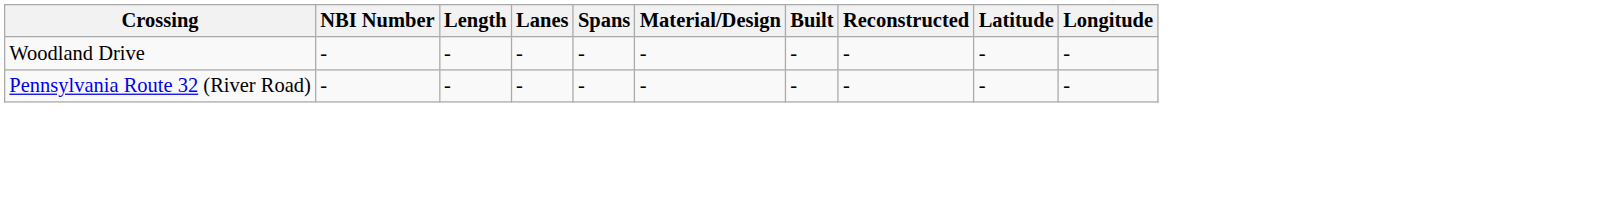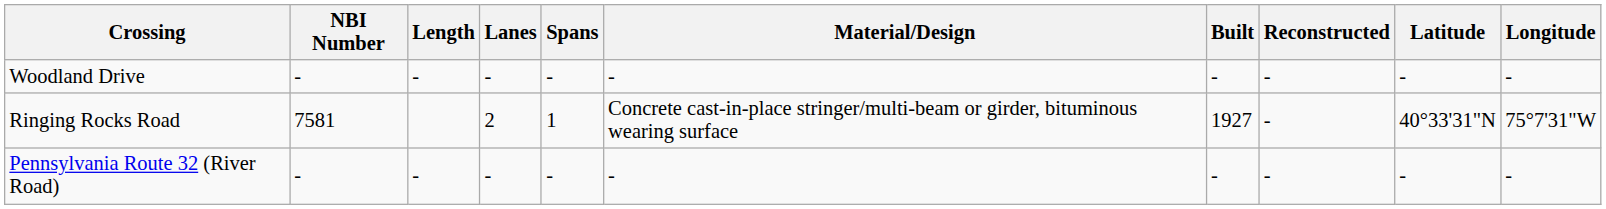+ row: (95, 120)
